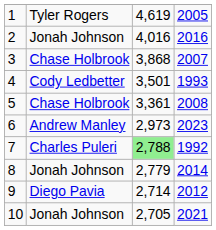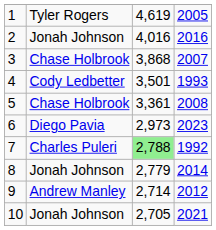(78, 125) Andrew Manley -> (67, 125) Diego Pavia
(67, 192) Diego Pavia -> (78, 192) Andrew Manley
